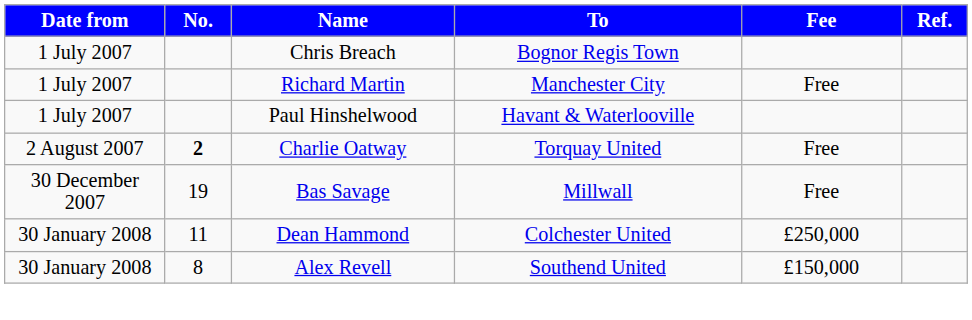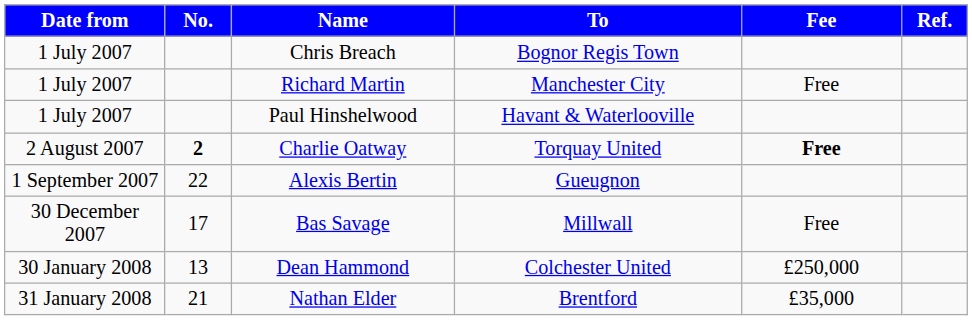(821, 148) normal -> (821, 148) bold
+ row: (343, 180)
(198, 191) 19 -> (198, 223) 17
(198, 235) 11 -> (198, 266) 13
- row: (343, 266)
+ row: (343, 298)
